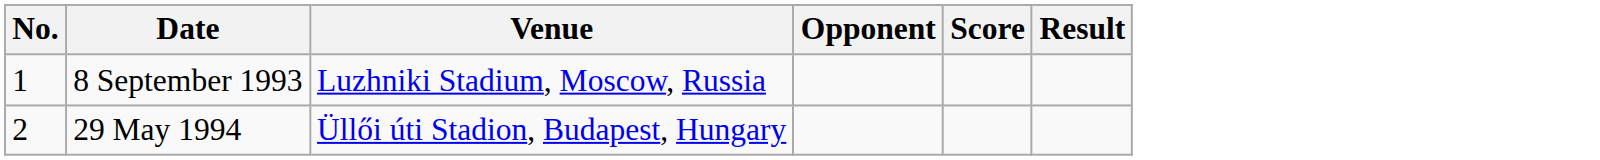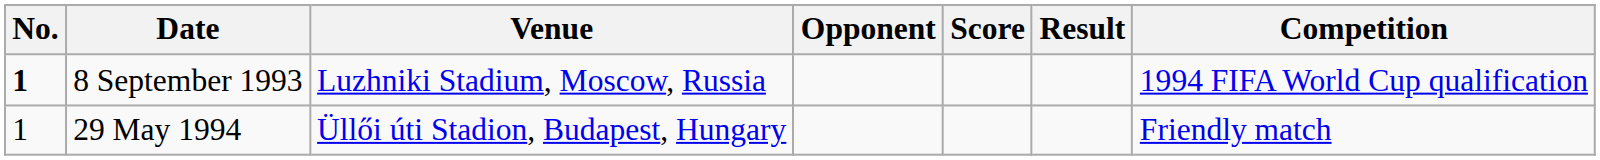+ column: (1364, 29)
(20, 79) normal -> (20, 79) bold
(20, 129) 2 -> (20, 129) 1
